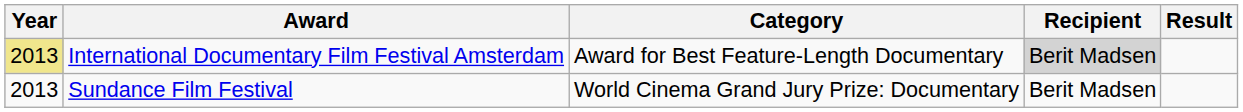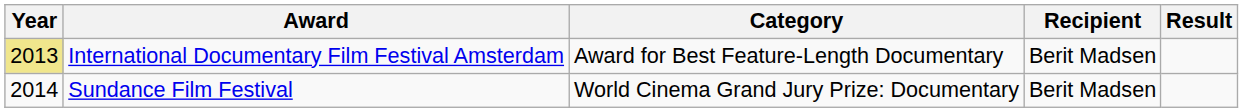(1093, 55) lightgrey background -> (1093, 55) no background
(34, 90) 2013 -> (34, 90) 2014
